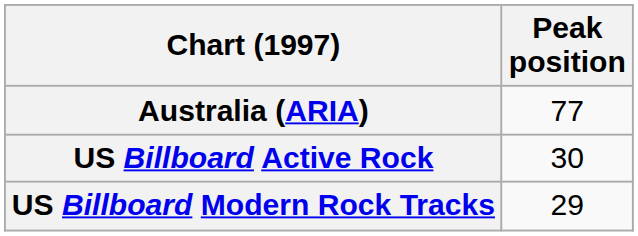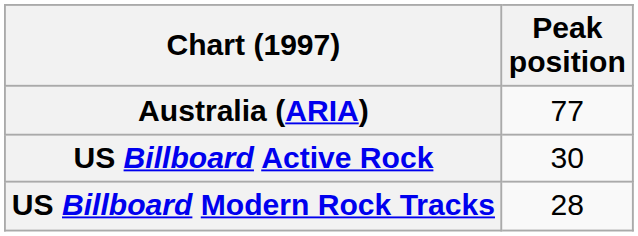(567, 205) 29 -> (567, 205) 28
